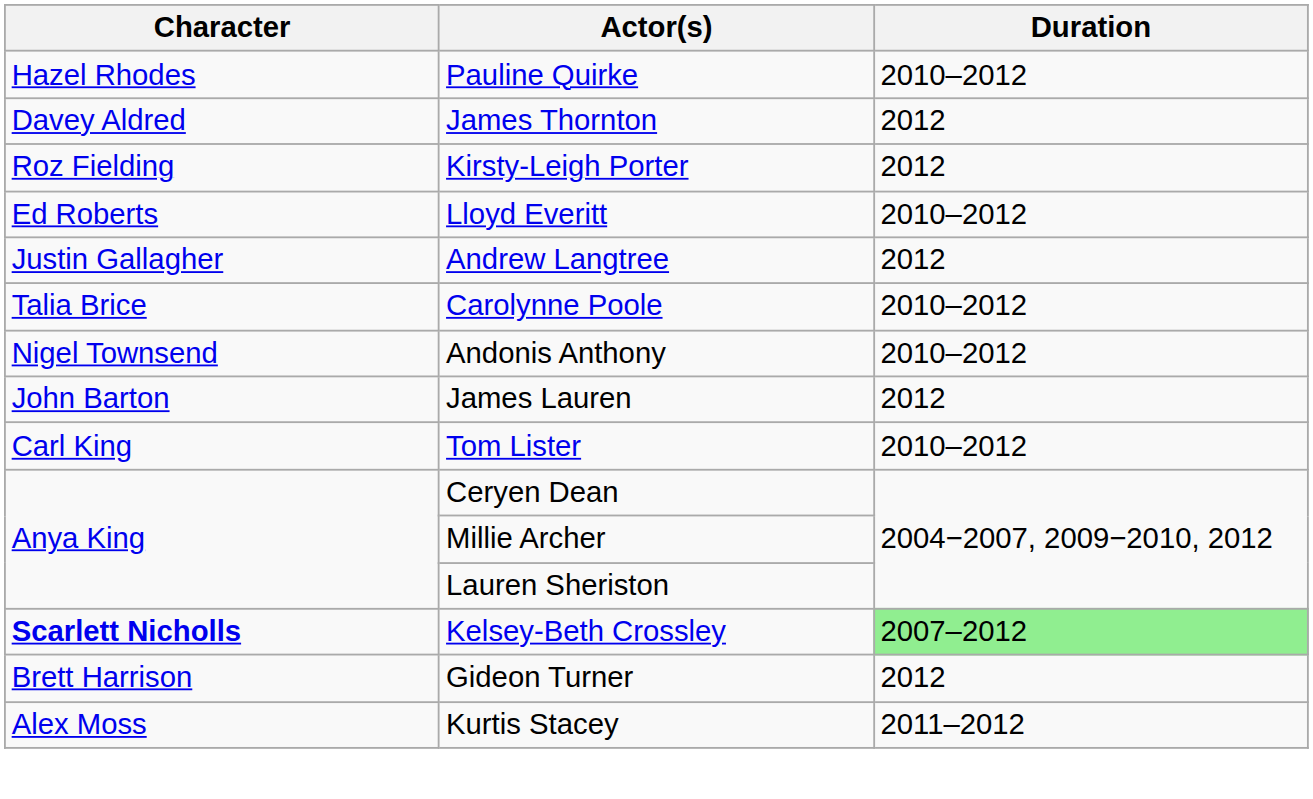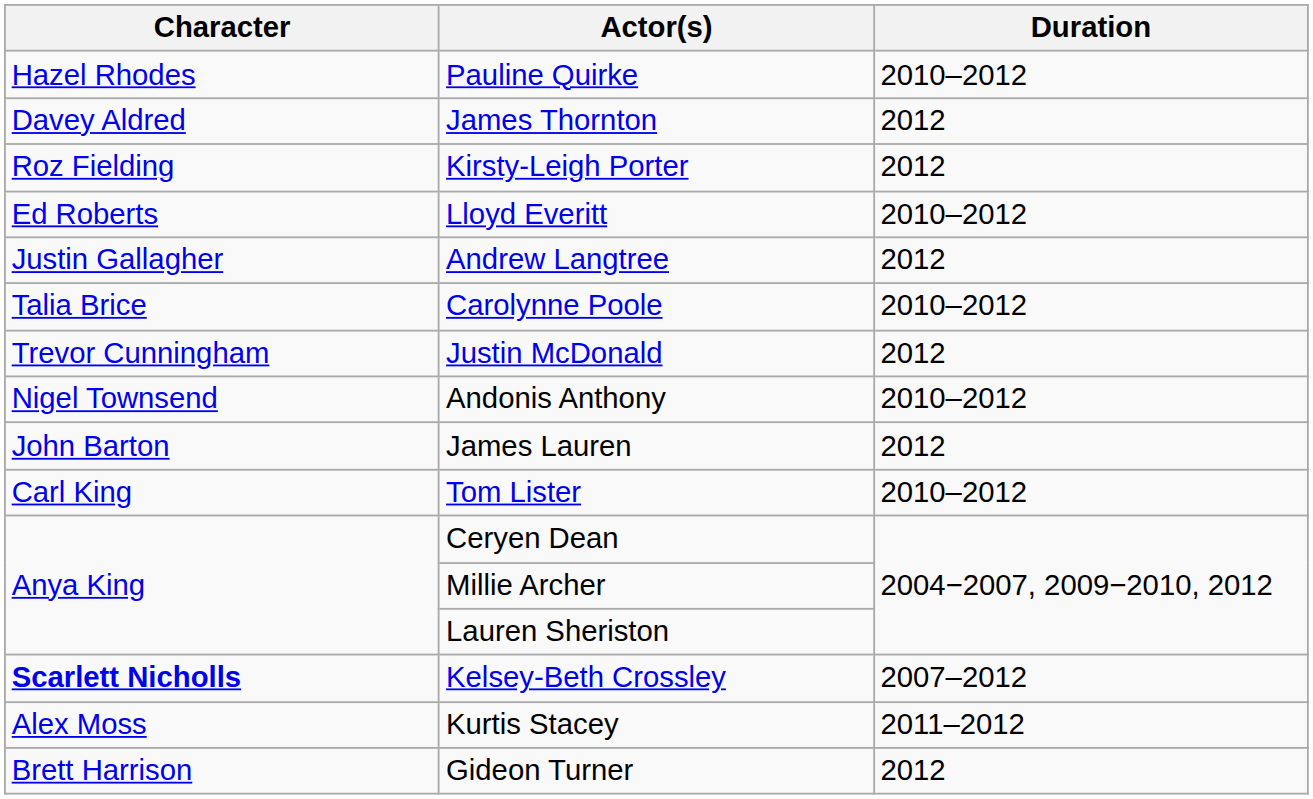+ row: (554, 352)
(954, 631) lightgreen background -> (954, 677) no background
rows swapped: (540, 677) <-> (532, 724)
